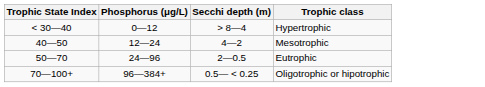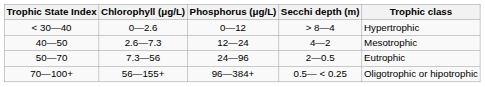+ column: (143, 12)
